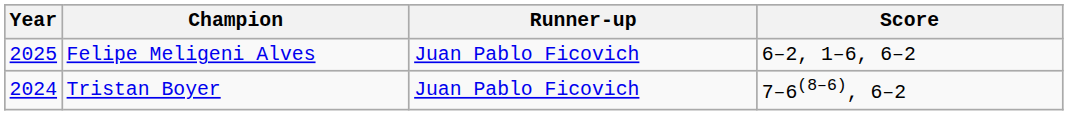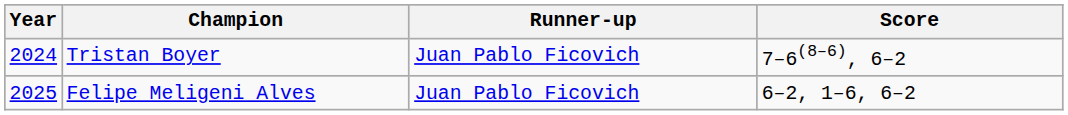rows swapped: (191, 54) <-> (144, 90)
